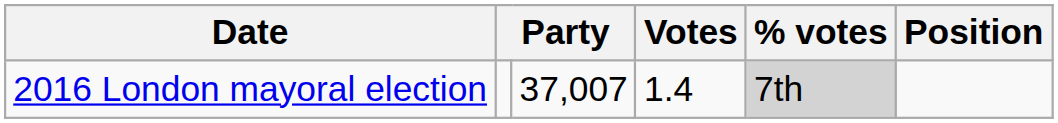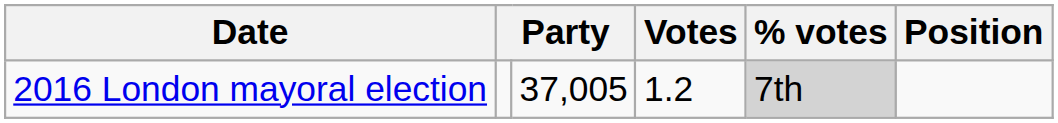(574, 88) 37,007 -> (574, 88) 37,005
(669, 88) 1.4 -> (669, 88) 1.2
